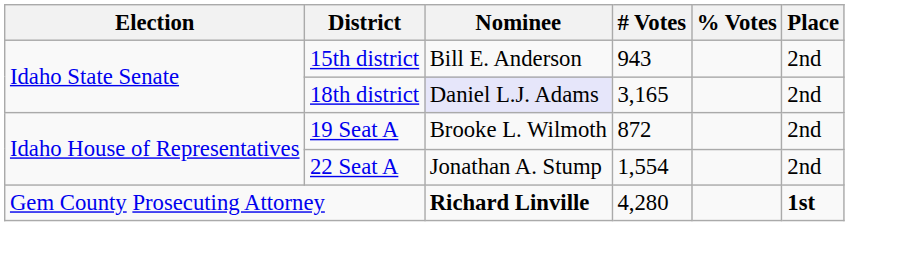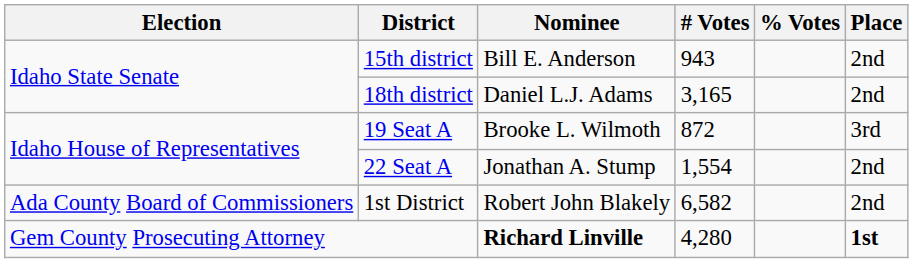(514, 94) lavender background -> (568, 94) no background
(804, 130) 2nd -> (866, 130) 3rd
+ row: (414, 202)
